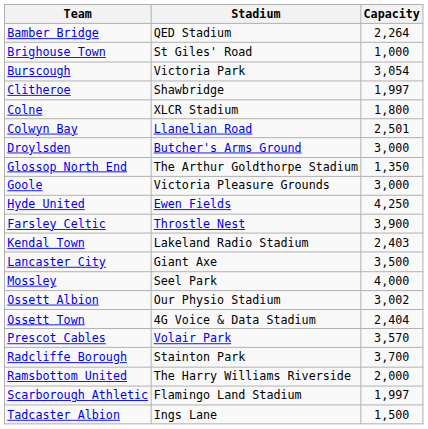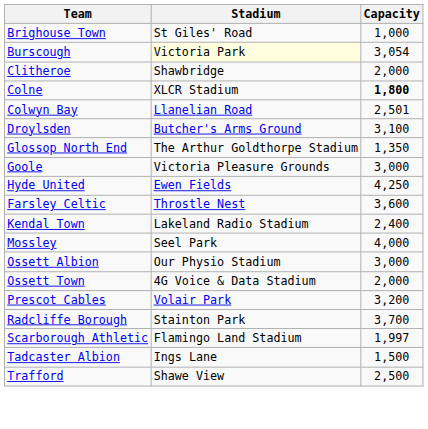- row: (53, 33)
(199, 71) no background -> (199, 52) lightyellow background
(392, 90) 1,997 -> (392, 71) 2,000
(392, 109) normal -> (392, 90) bold
(392, 147) 3,000 -> (392, 128) 3,100
(392, 224) 3,900 -> (392, 205) 3,600
(392, 243) 2,403 -> (392, 224) 2,400
- row: (57, 262)
(392, 300) 3,002 -> (392, 262) 3,000
(392, 319) 2,404 -> (392, 281) 2,000
(392, 338) 3,570 -> (392, 300) 3,200
- row: (67, 376)
+ row: (35, 376)
